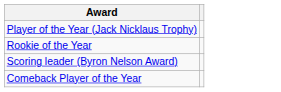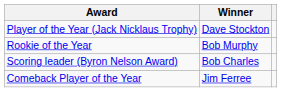+ column: (236, 12)
